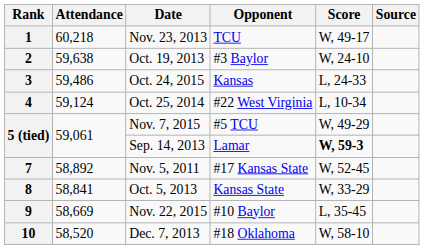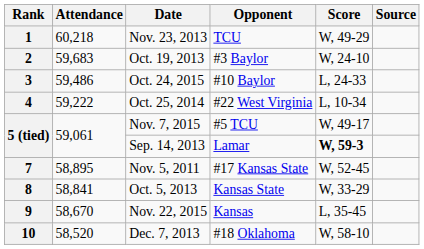(344, 37) W, 49-17 -> (344, 37) W, 49-29
(75, 59) 59,638 -> (75, 59) 59,683
(233, 80) Kansas -> (244, 80) #10 Baylor
(75, 102) 59,124 -> (75, 102) 59,222
(344, 124) W, 49-29 -> (344, 124) W, 49-17
(75, 168) 58,892 -> (75, 168) 58,895
(75, 211) 58,669 -> (75, 211) 58,670
(244, 211) #10 Baylor -> (233, 211) Kansas
